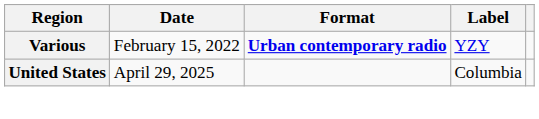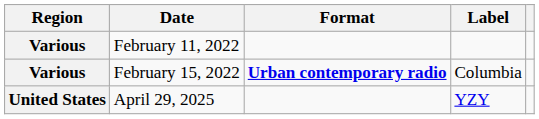+ row: (177, 45)
(472, 45) YZY -> (488, 72) Columbia
(488, 72) Columbia -> (472, 99) YZY
